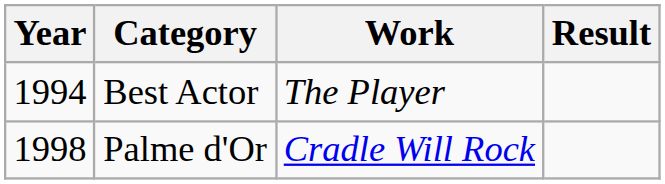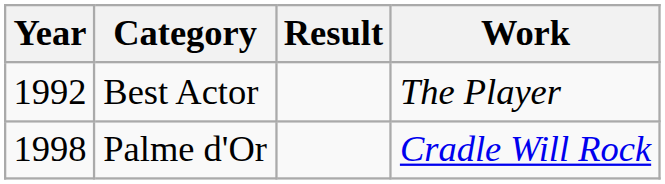columns swapped: (409, 33) <-> (602, 33)
(50, 91) 1994 -> (50, 91) 1992
